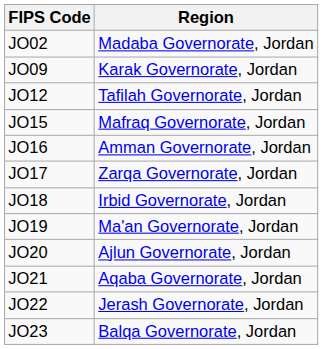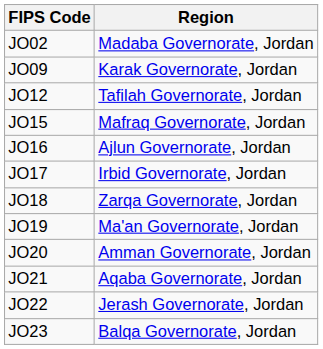(205, 148) Amman Governorate, Jordan -> (195, 148) Ajlun Governorate, Jordan
(198, 174) Zarqa Governorate, Jordan -> (192, 174) Irbid Governorate, Jordan
(192, 200) Irbid Governorate, Jordan -> (198, 200) Zarqa Governorate, Jordan
(195, 252) Ajlun Governorate, Jordan -> (205, 252) Amman Governorate, Jordan
